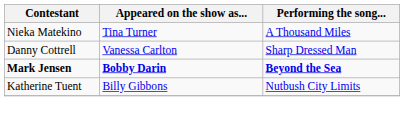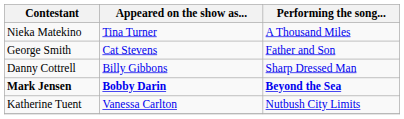+ row: (39, 50)
(140, 50) Vanessa Carlton -> (135, 68) Billy Gibbons
(135, 86) Billy Gibbons -> (140, 104) Vanessa Carlton
